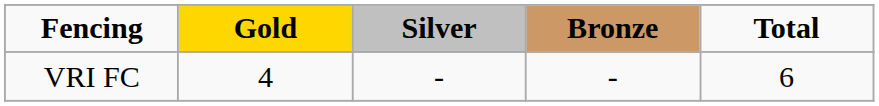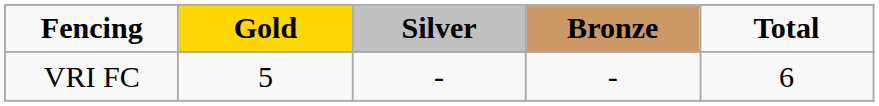(265, 76) 4 -> (265, 76) 5
